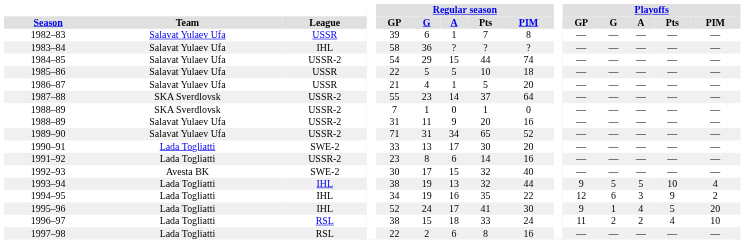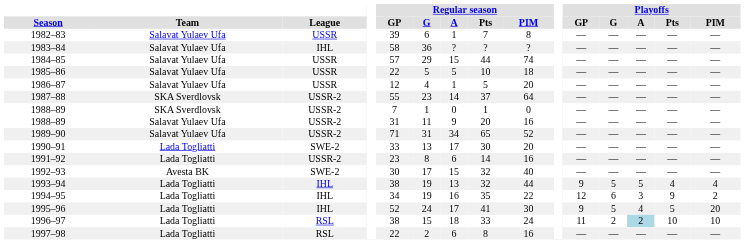(325, 59) USSR-2 -> (325, 59) USSR
(394, 59) 54 -> (394, 59) 57
(394, 84) 21 -> (394, 84) 12
(672, 183) 10 -> (672, 183) 4
(613, 208) 1 -> (613, 208) 5
(641, 221) no background -> (641, 221) lightblue background
(672, 221) 4 -> (672, 221) 10
